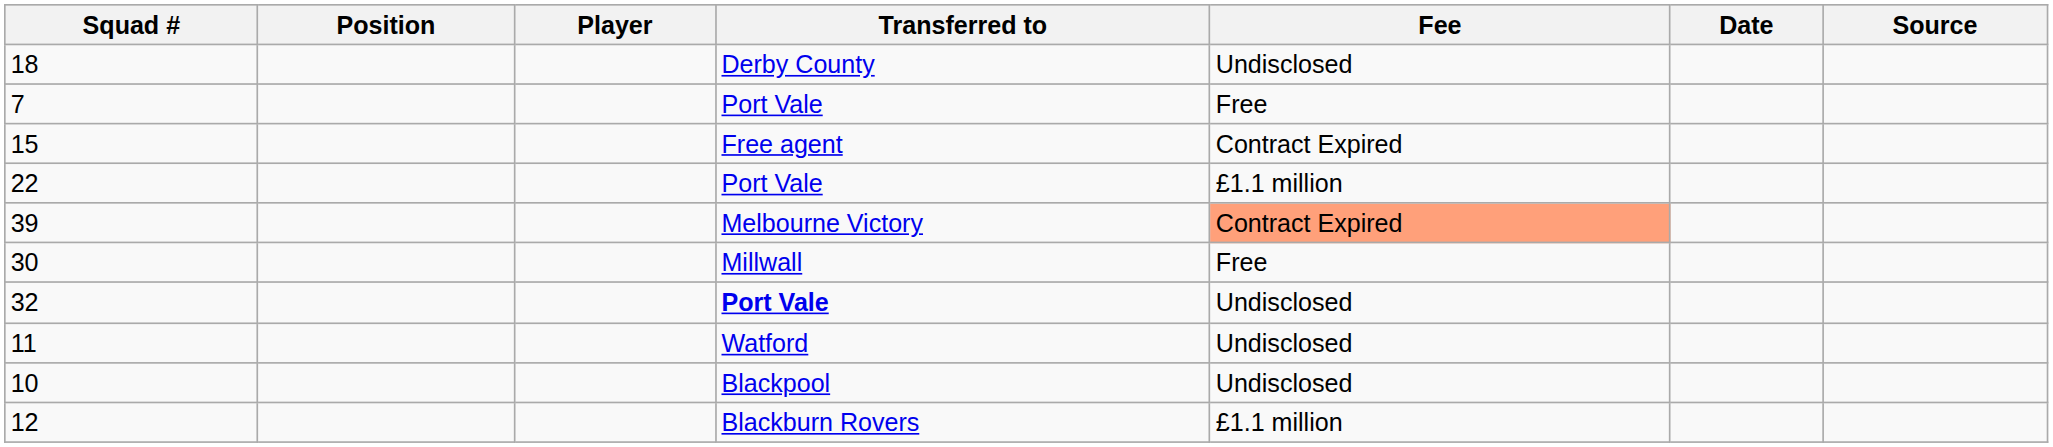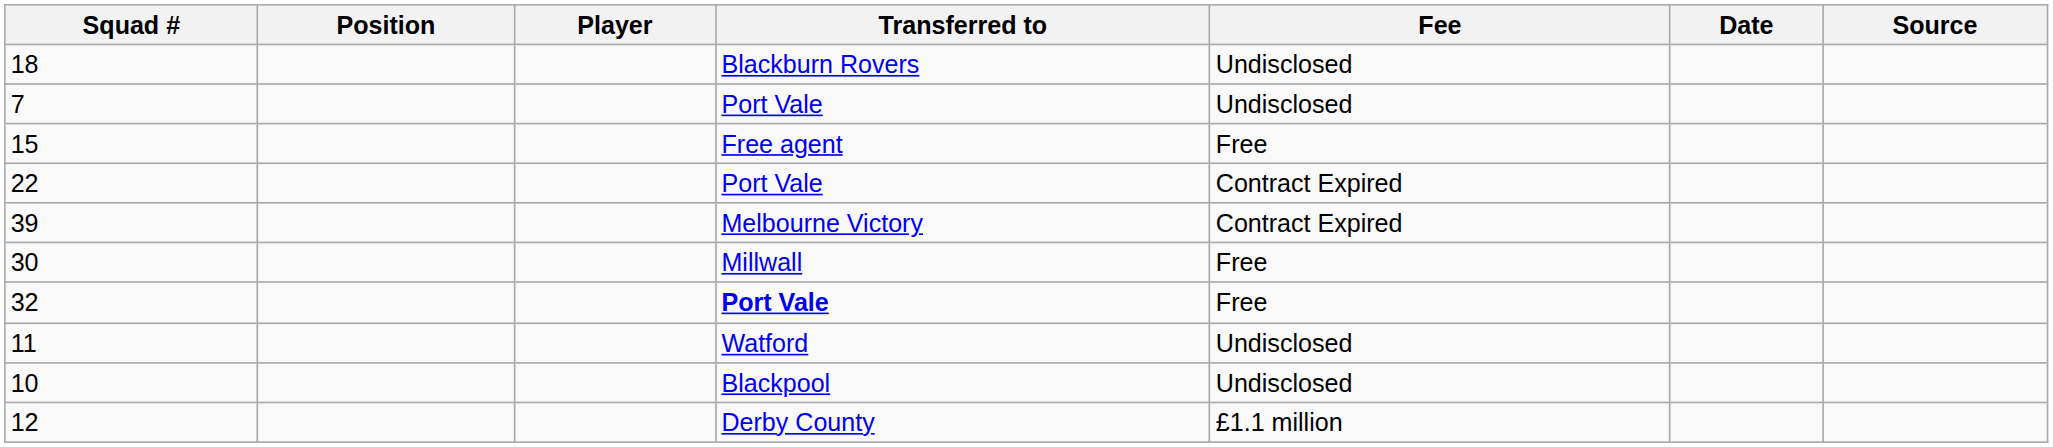(798, 65) Derby County -> (820, 65) Blackburn Rovers
(1242, 104) Free -> (1284, 104) Undisclosed
(1309, 144) Contract Expired -> (1242, 144) Free
(1279, 184) £1.1 million -> (1309, 184) Contract Expired
(1309, 223) lightsalmon background -> (1309, 223) no background
(1284, 303) Undisclosed -> (1242, 303) Free
(820, 422) Blackburn Rovers -> (798, 422) Derby County
